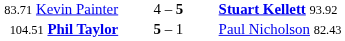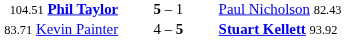rows swapped: (61, 8) <-> (64, 29)
